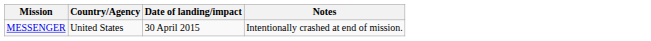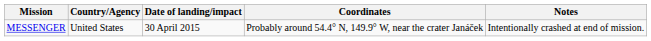+ column: (365, 12)
